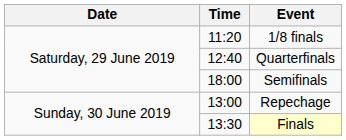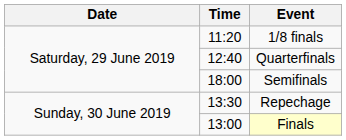(225, 102) 13:00 -> (225, 102) 13:30
(225, 124) 13:30 -> (225, 124) 13:00
